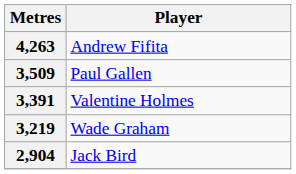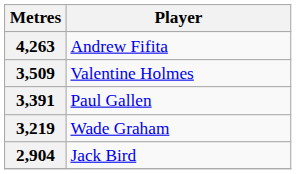(111, 73) Paul Gallen -> (132, 73) Valentine Holmes
(132, 100) Valentine Holmes -> (111, 100) Paul Gallen
